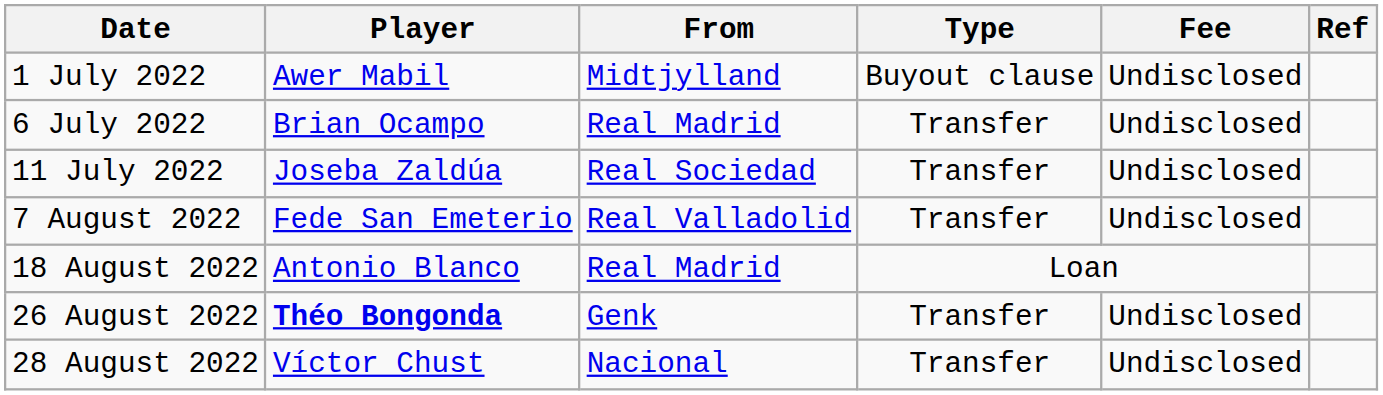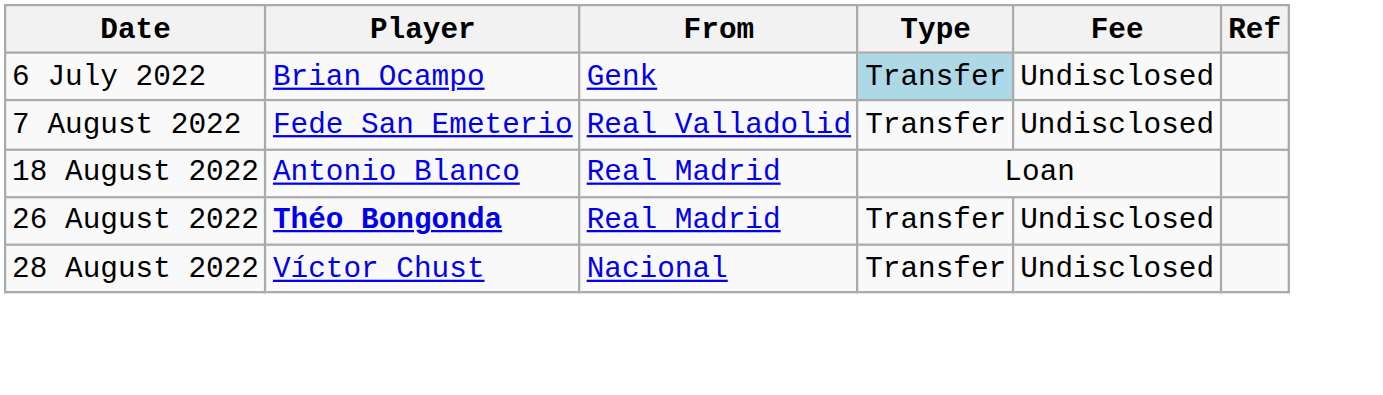- row: (109, 77)
(684, 125) Real Madrid -> (622, 77) Genk
(980, 125) no background -> (936, 77) lightblue background
- row: (118, 173)
(622, 316) Genk -> (684, 221) Real Madrid
